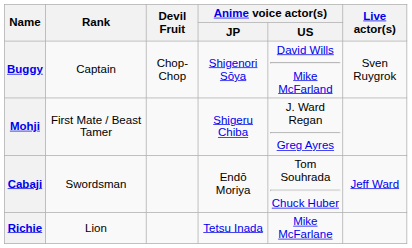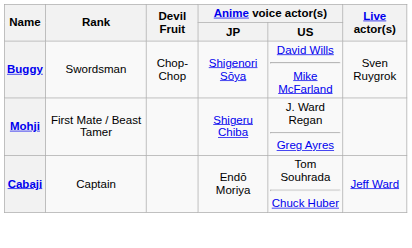(96, 69) Captain -> (96, 69) Swordsman
(96, 183) Swordsman -> (96, 183) Captain
- row: (25, 228)
